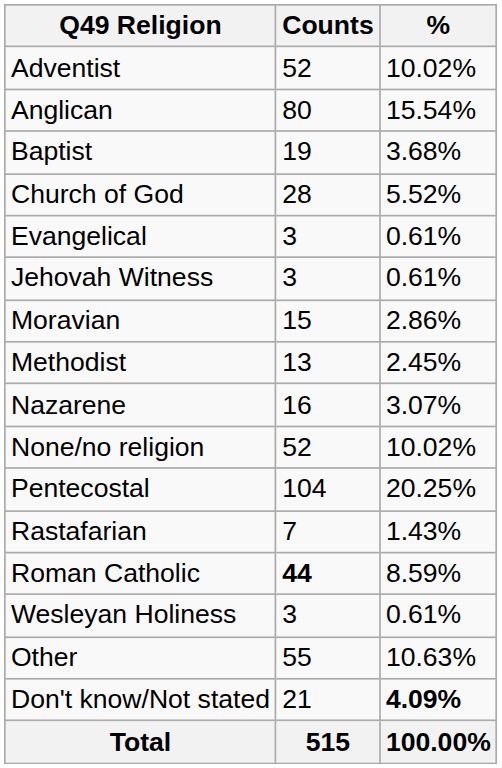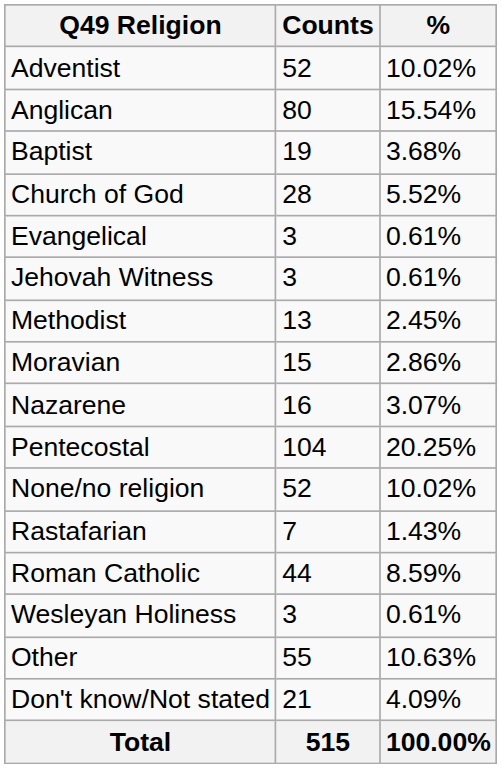rows swapped: (69, 362) <-> (66, 320)
rows swapped: (108, 446) <-> (80, 488)
(297, 573) bold -> (297, 573) normal
(424, 699) bold -> (424, 699) normal
